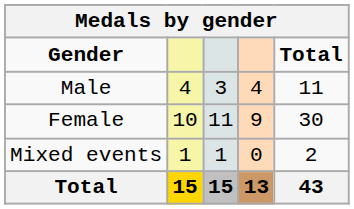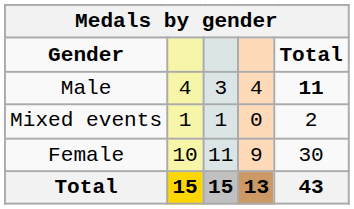(311, 88) normal -> (311, 88) bold
rows swapped: (86, 121) <-> (86, 155)
